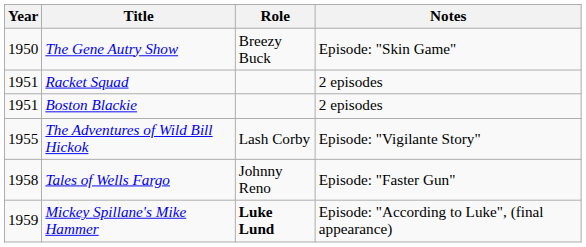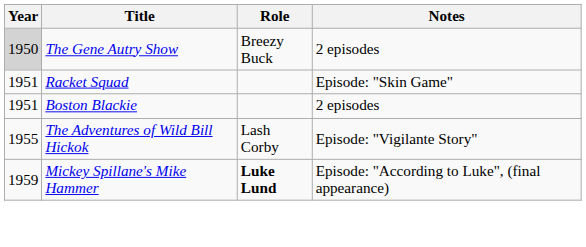(23, 49) no background -> (23, 49) lightgrey background
(388, 49) Episode: "Skin Game" -> (348, 49) 2 episodes
(351, 81) 2 episodes -> (384, 81) Episode: "Skin Game"
- row: (108, 179)
